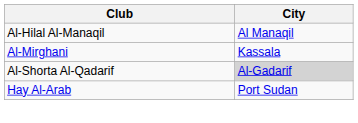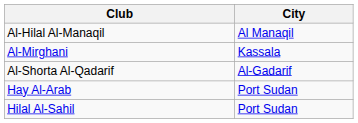(265, 71) lightgrey background -> (265, 71) no background
+ row: (41, 109)
